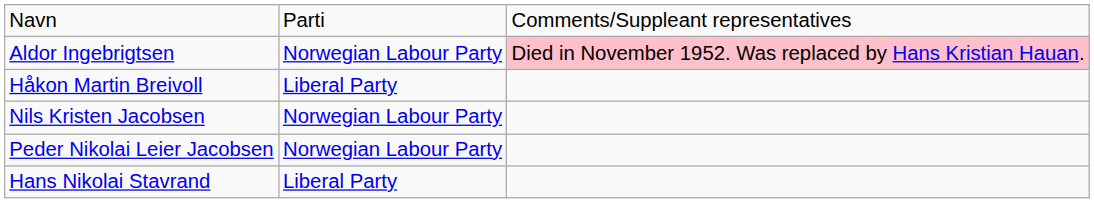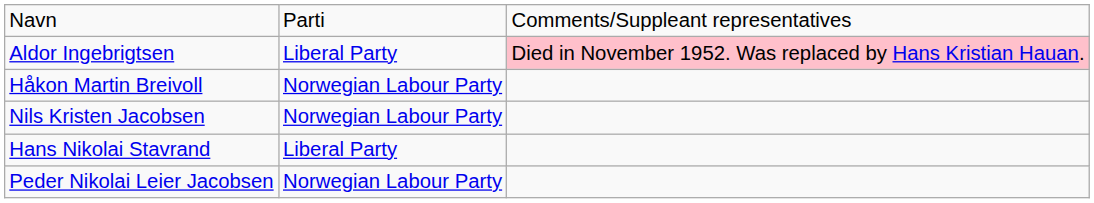(393, 52) Norwegian Labour Party -> (340, 52) Liberal Party
(340, 85) Liberal Party -> (393, 85) Norwegian Labour Party
rows swapped: (110, 181) <-> (141, 149)
